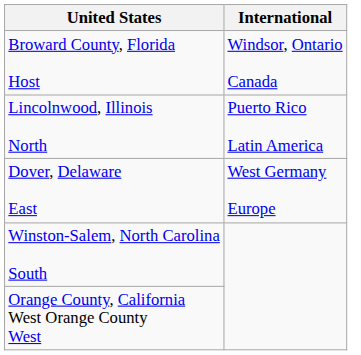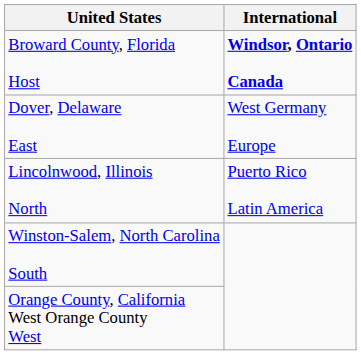(285, 62) normal -> (290, 62) bold
rows swapped: (65, 190) <-> (80, 126)
